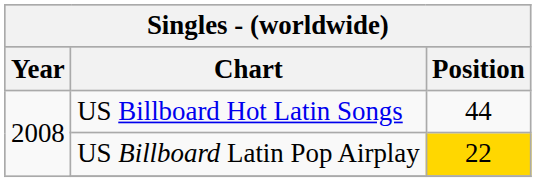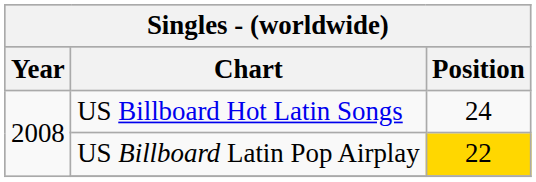(478, 111) 44 -> (478, 111) 24
